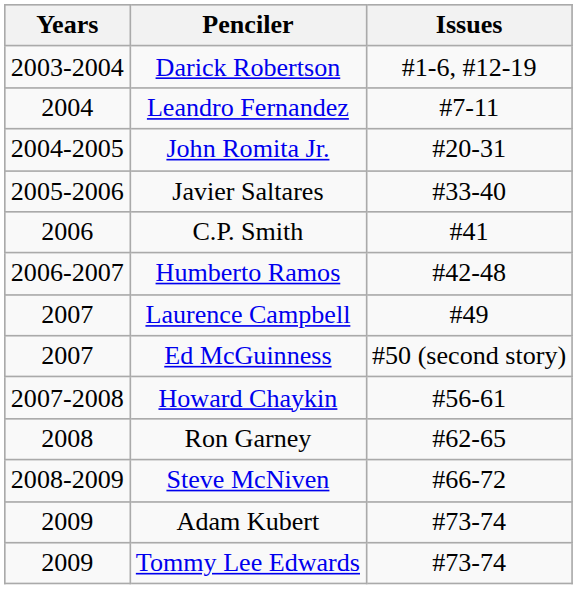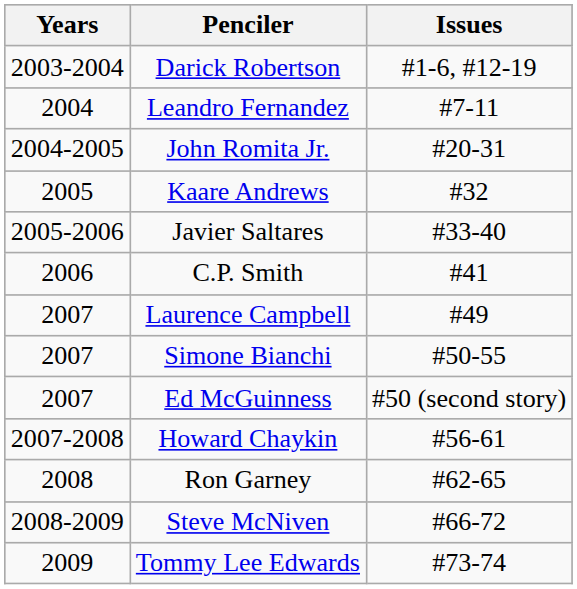+ row: (248, 190)
- row: (248, 273)
+ row: (248, 356)
- row: (248, 521)
